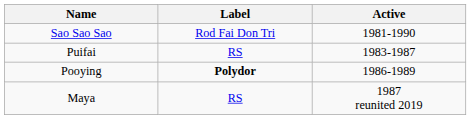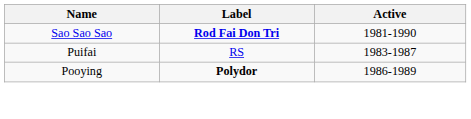(235, 33) normal -> (237, 33) bold
- row: (81, 98)
